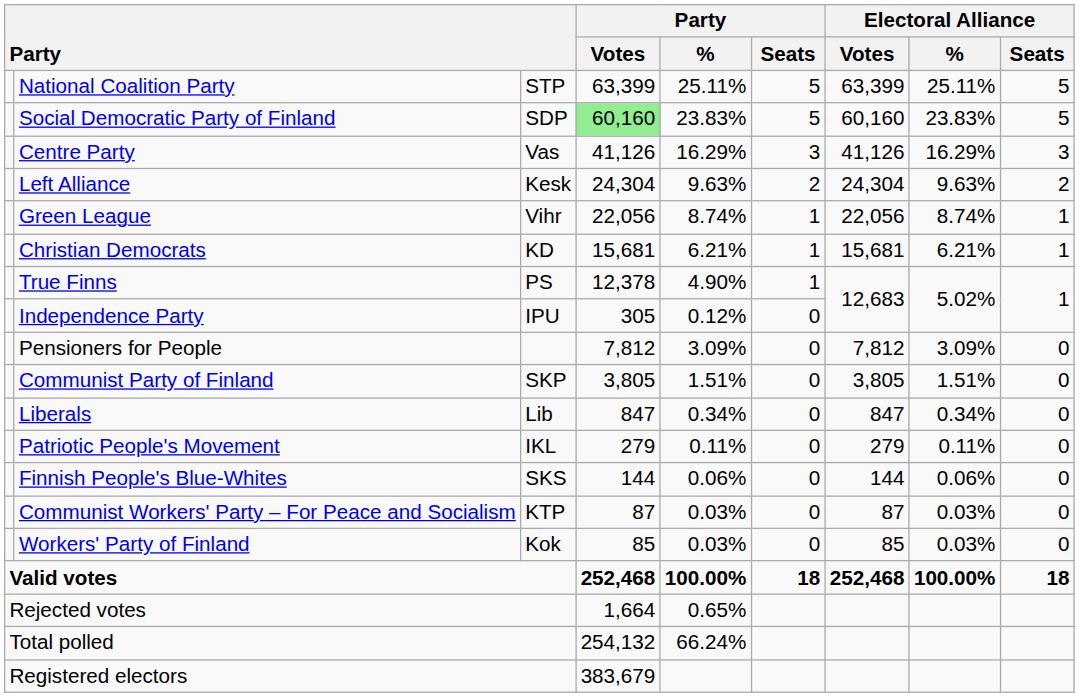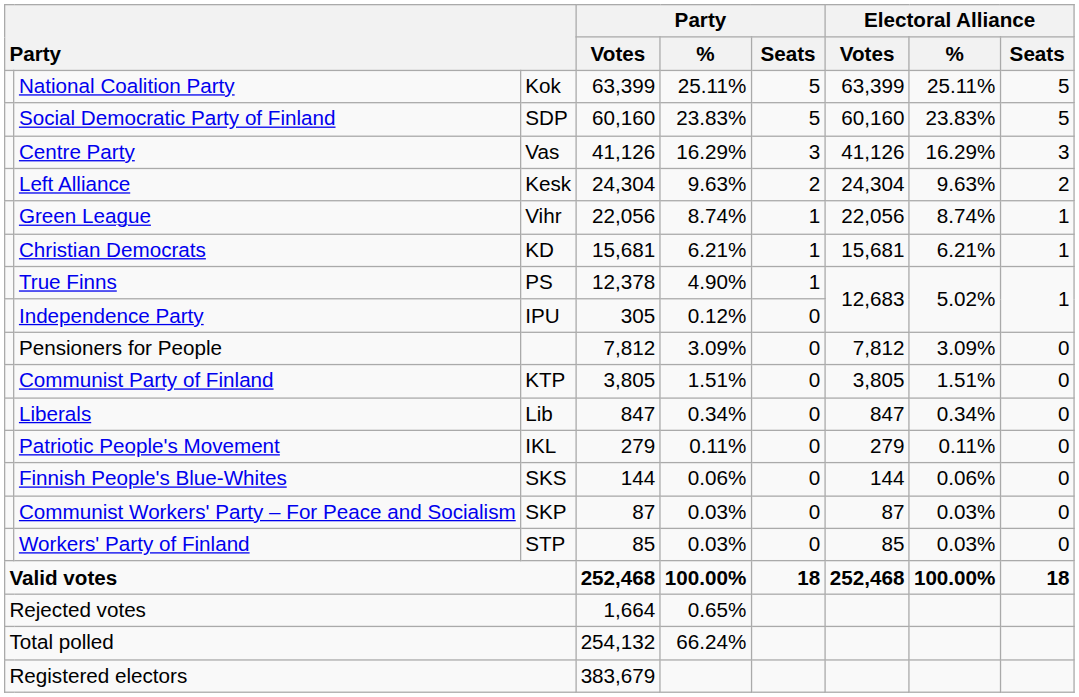(545, 86) STP -> (543, 86) Kok
(624, 119) lightgreen background -> (624, 119) no background
(546, 380) SKP -> (545, 380) KTP
(545, 511) KTP -> (546, 511) SKP
(543, 544) Kok -> (545, 544) STP
